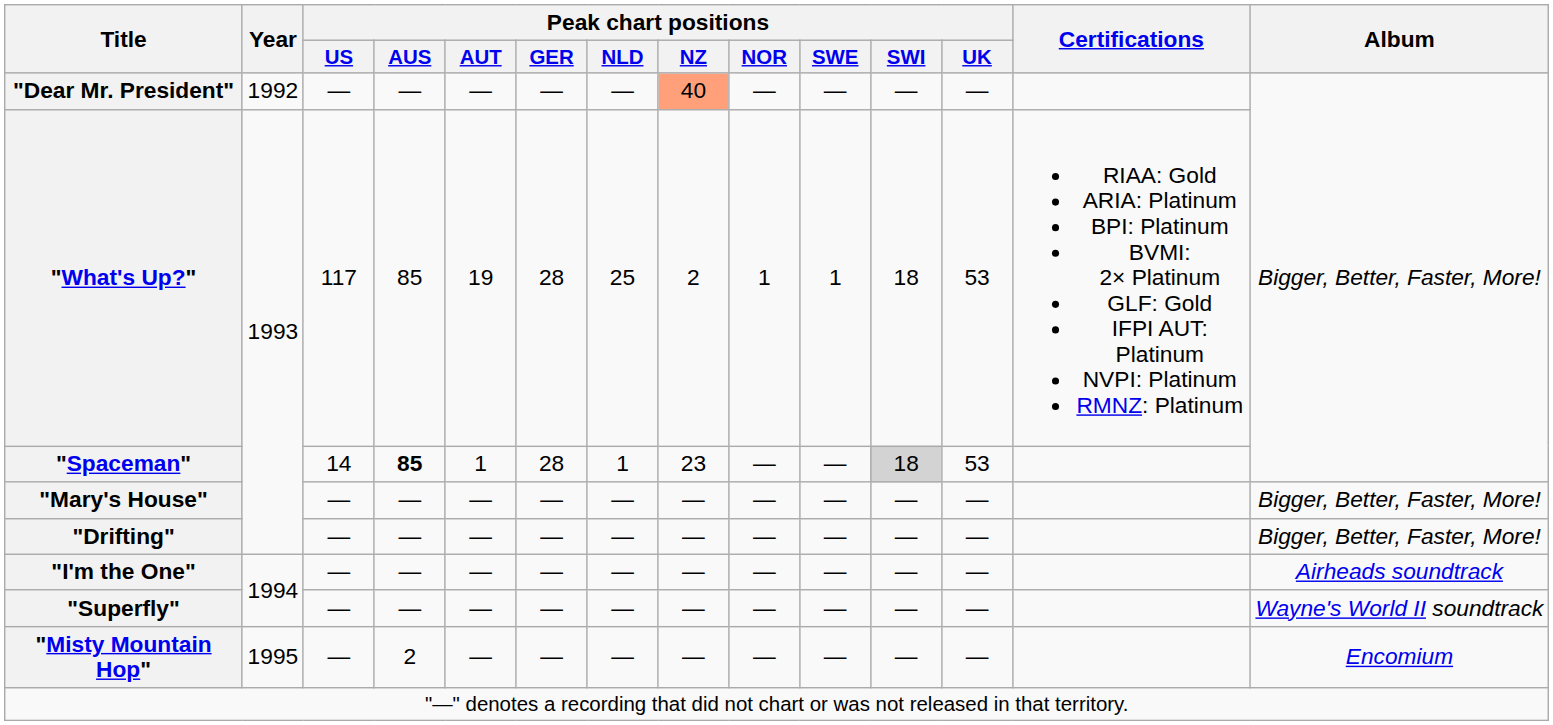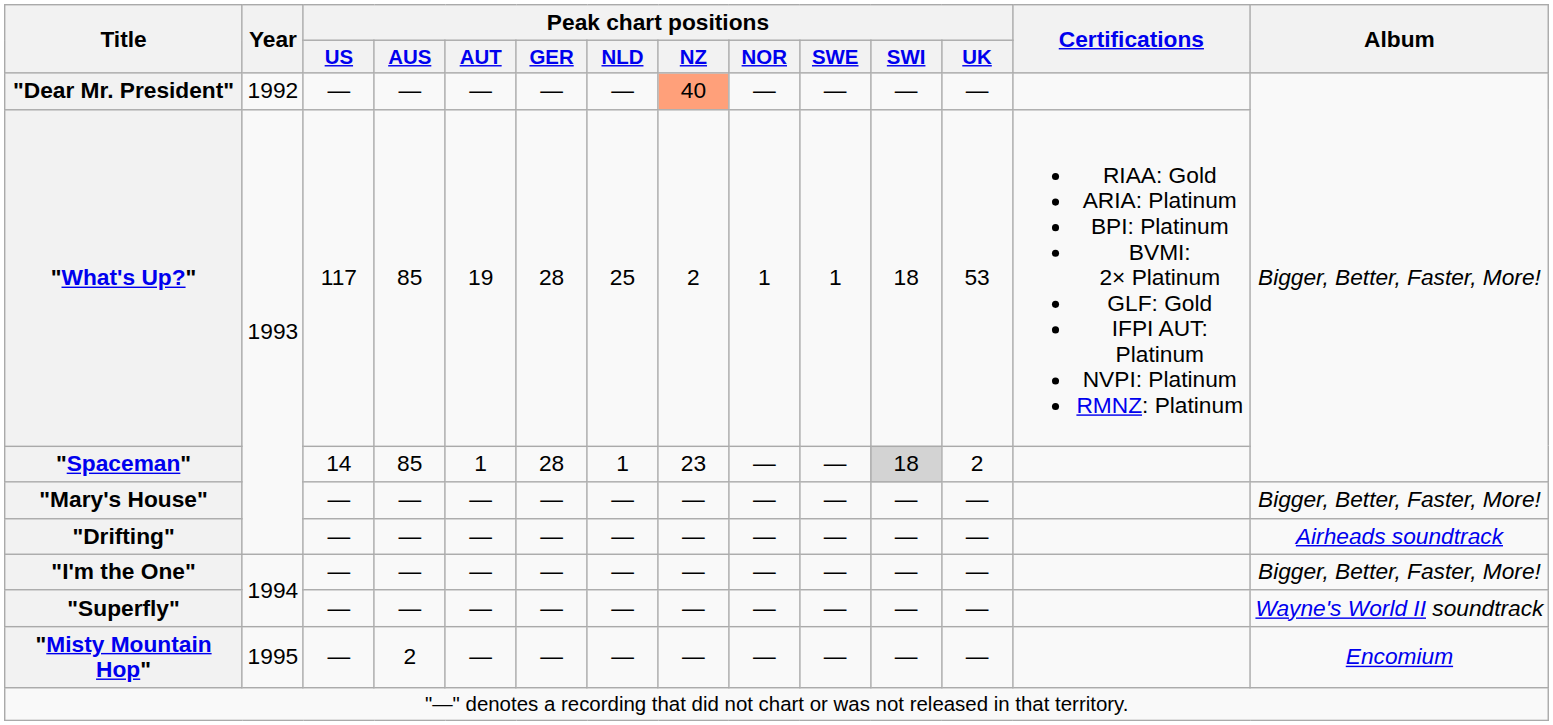(410, 463) bold -> (410, 463) normal
(977, 463) 53 -> (977, 463) 2
(1399, 536) Bigger, Better, Faster, More! -> (1399, 536) Airheads soundtrack
(1399, 572) Airheads soundtrack -> (1399, 572) Bigger, Better, Faster, More!
